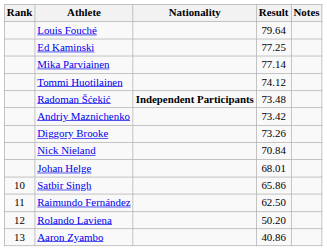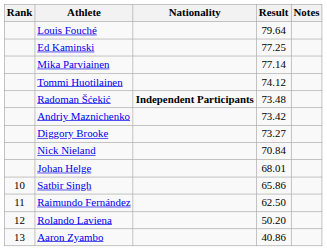(274, 133) 73.26 -> (274, 133) 73.27
